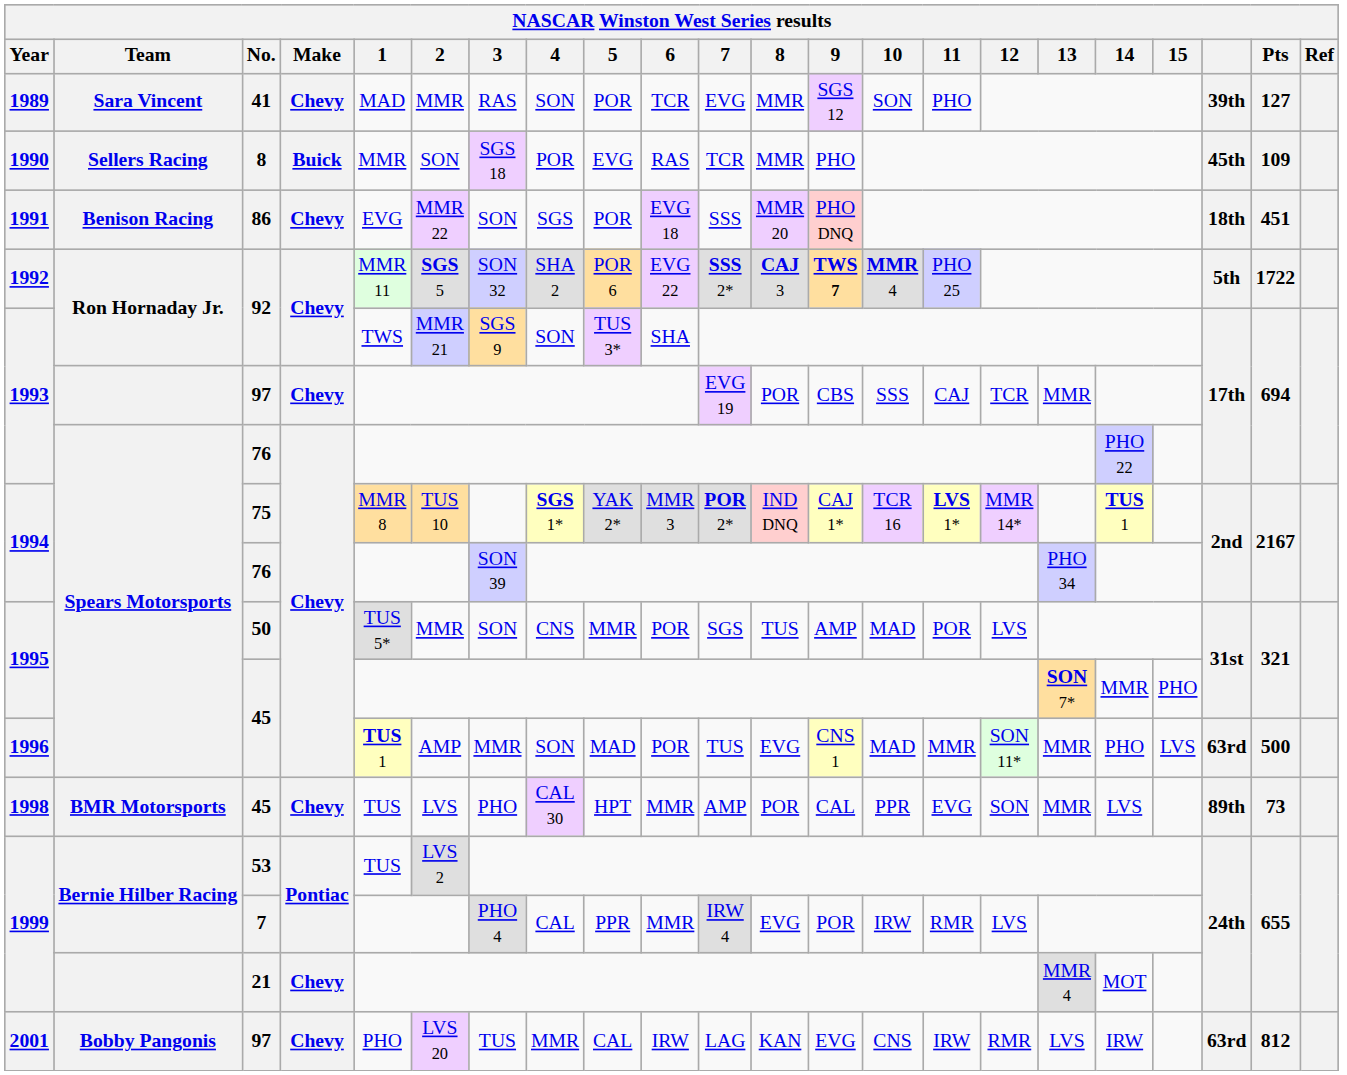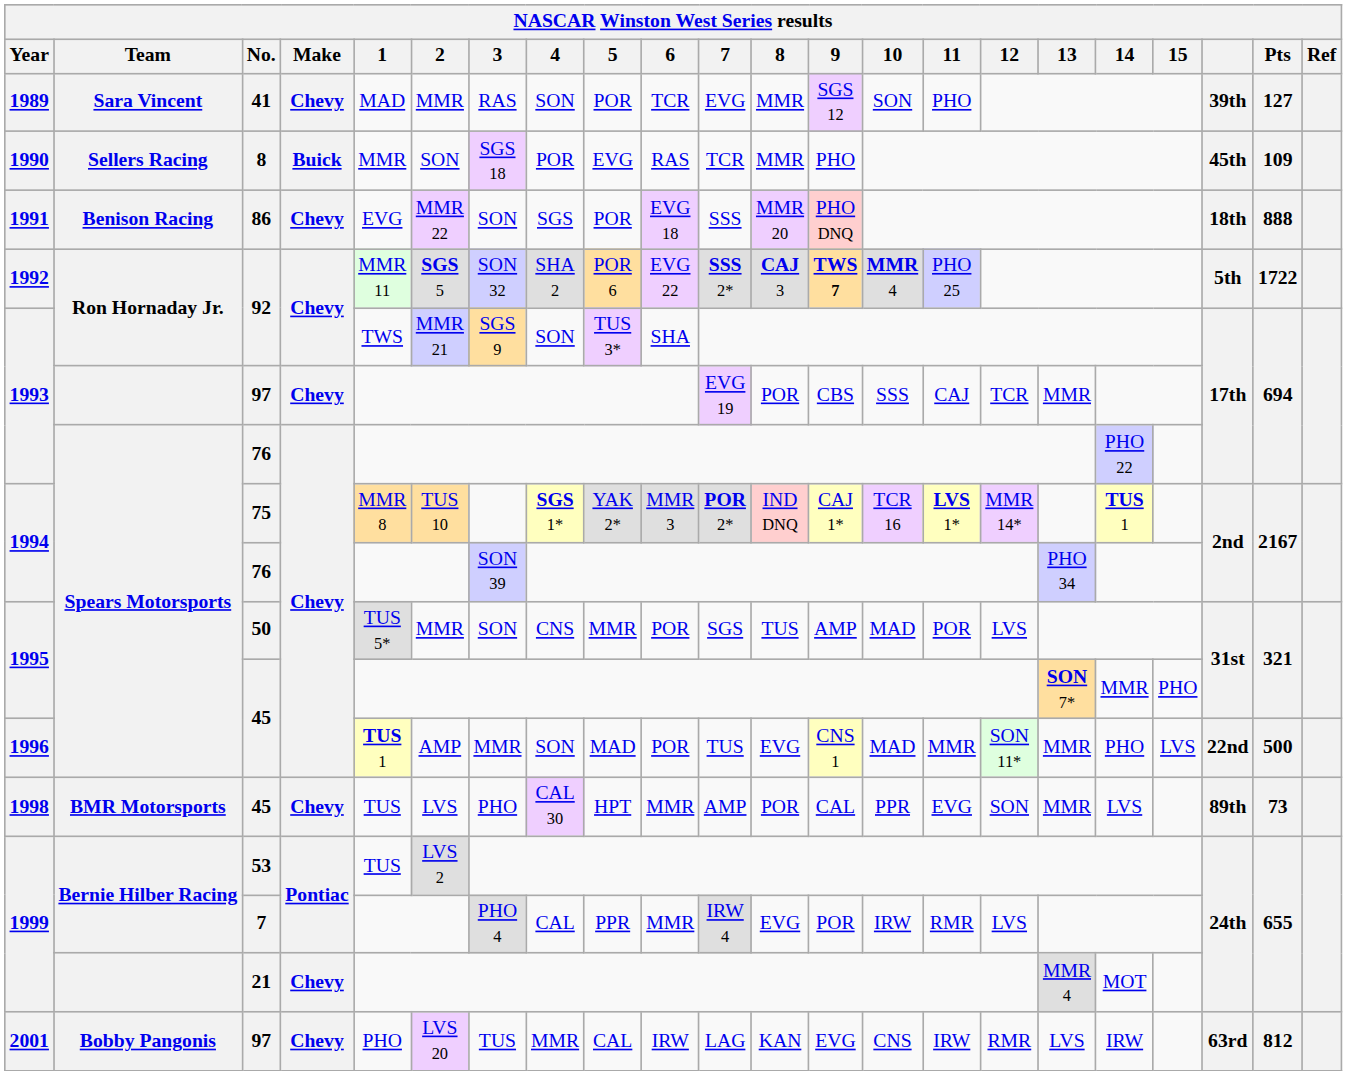(1275, 219) 451 -> (1278, 219) 888
(1227, 747) 63rd -> (1228, 747) 22nd
